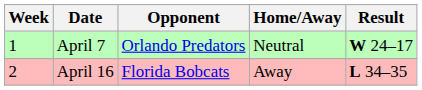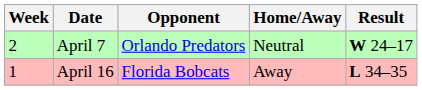(13, 44) 1 -> (13, 44) 2
(13, 71) 2 -> (13, 71) 1
